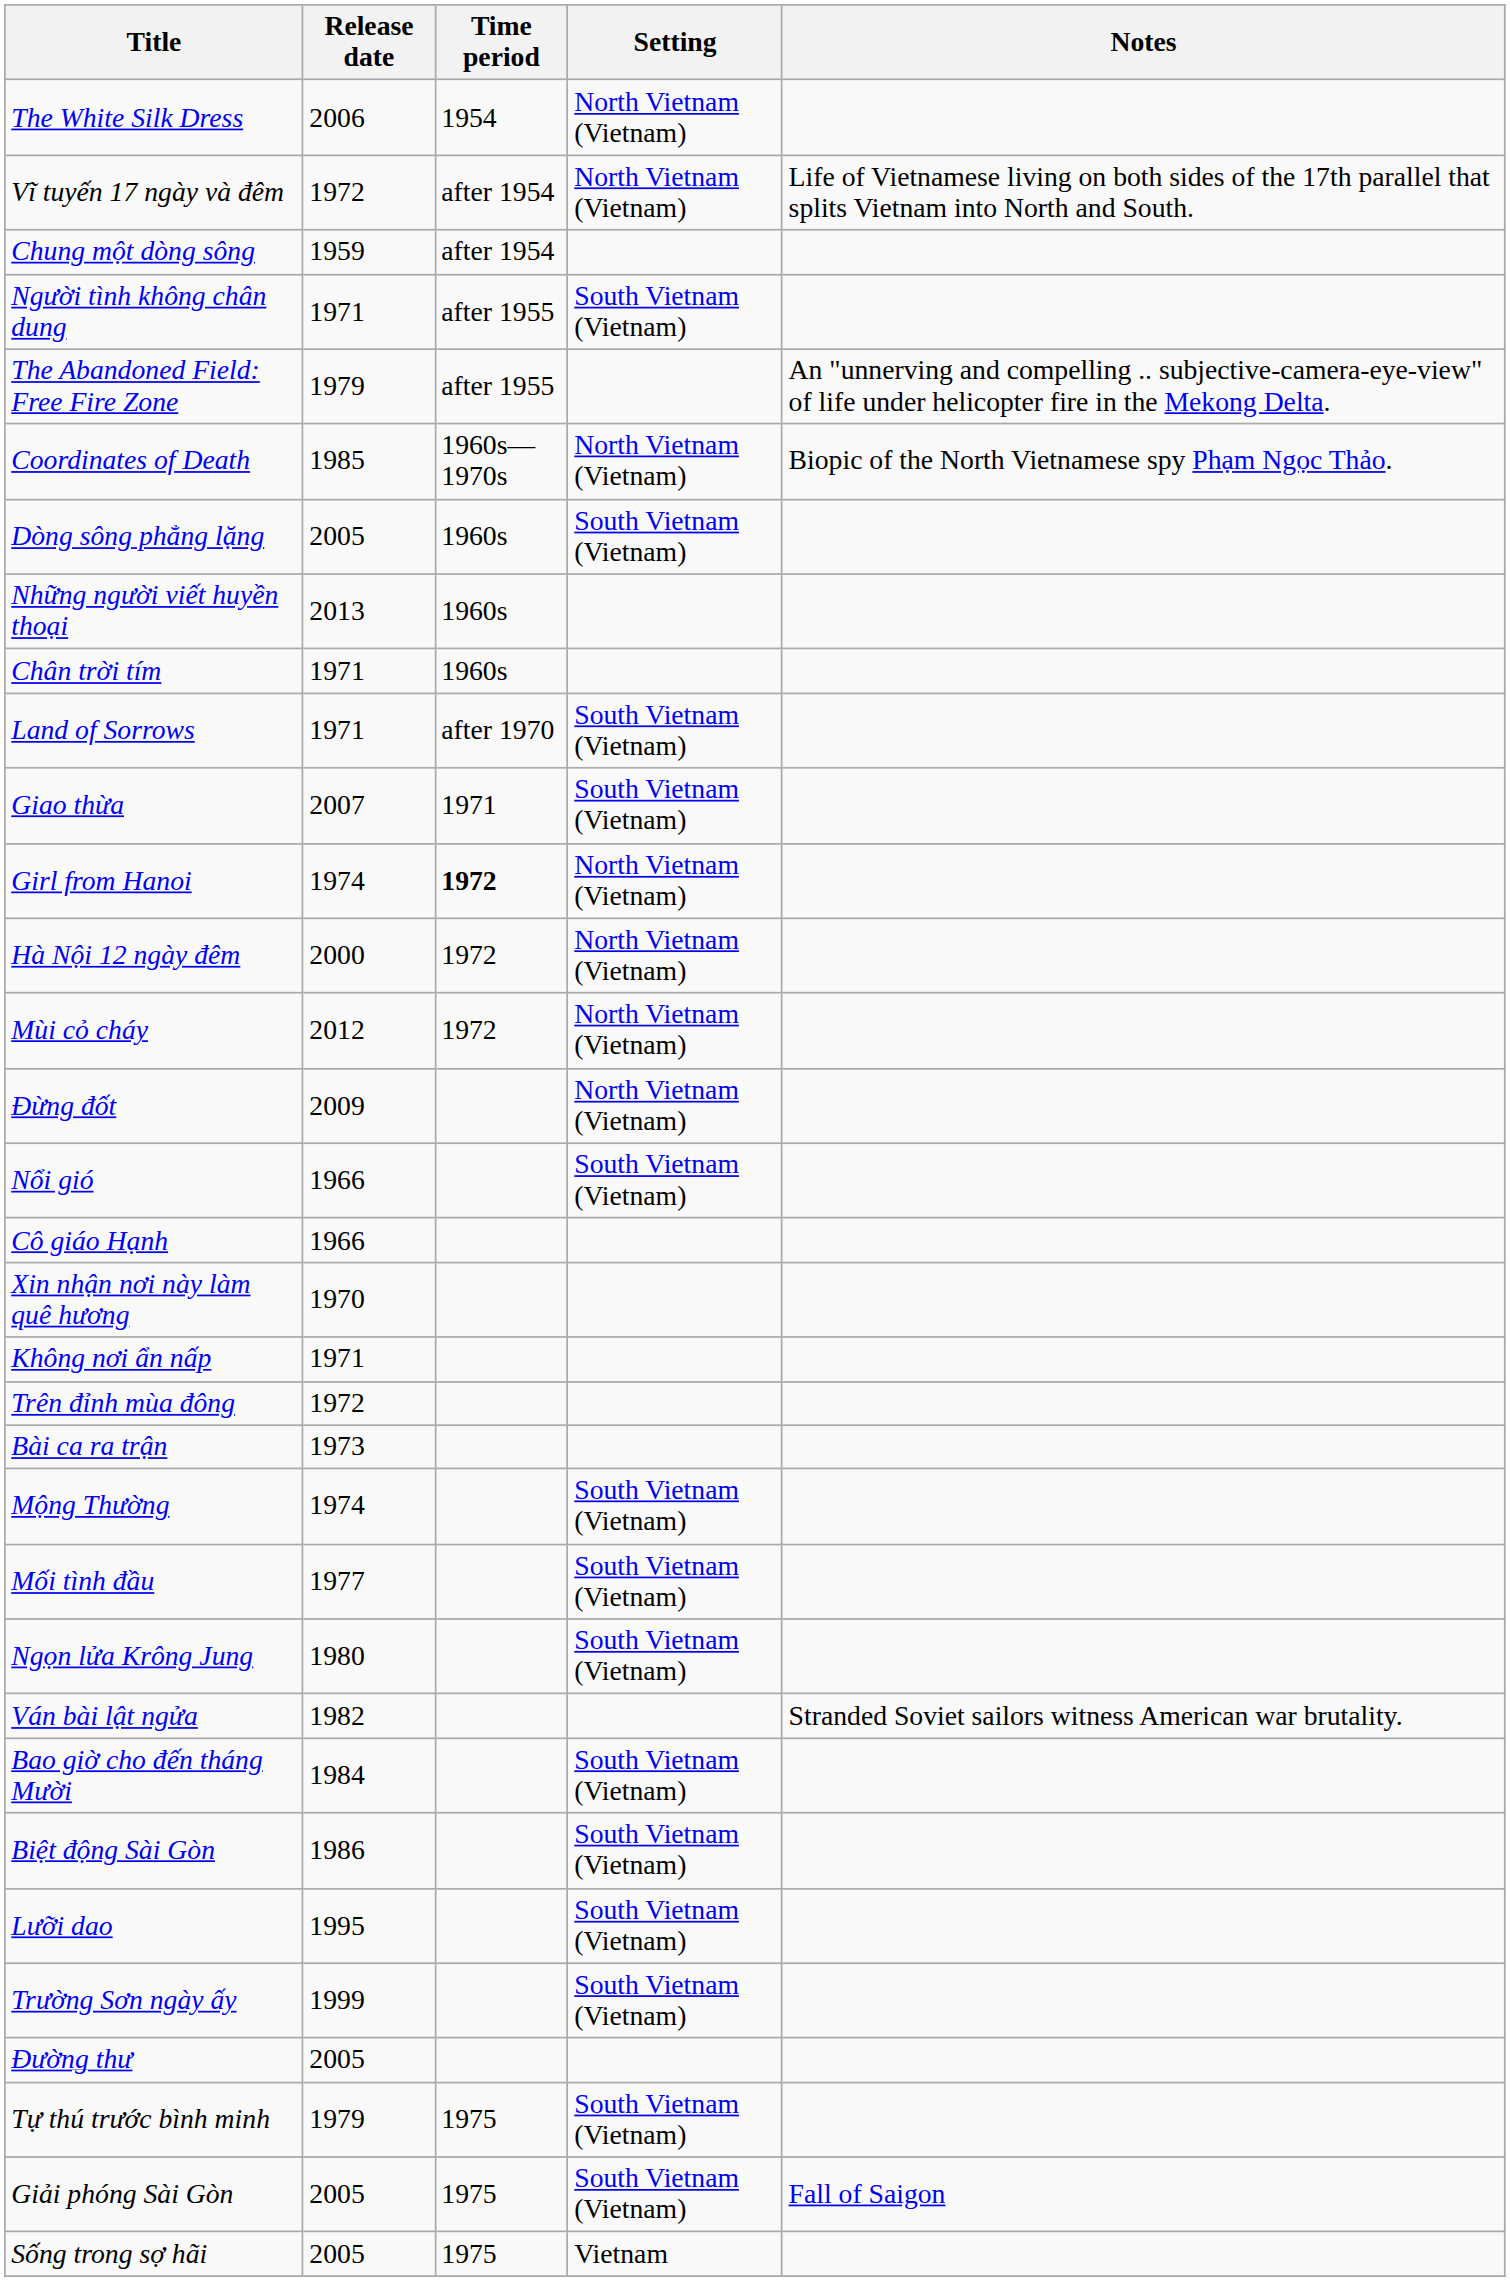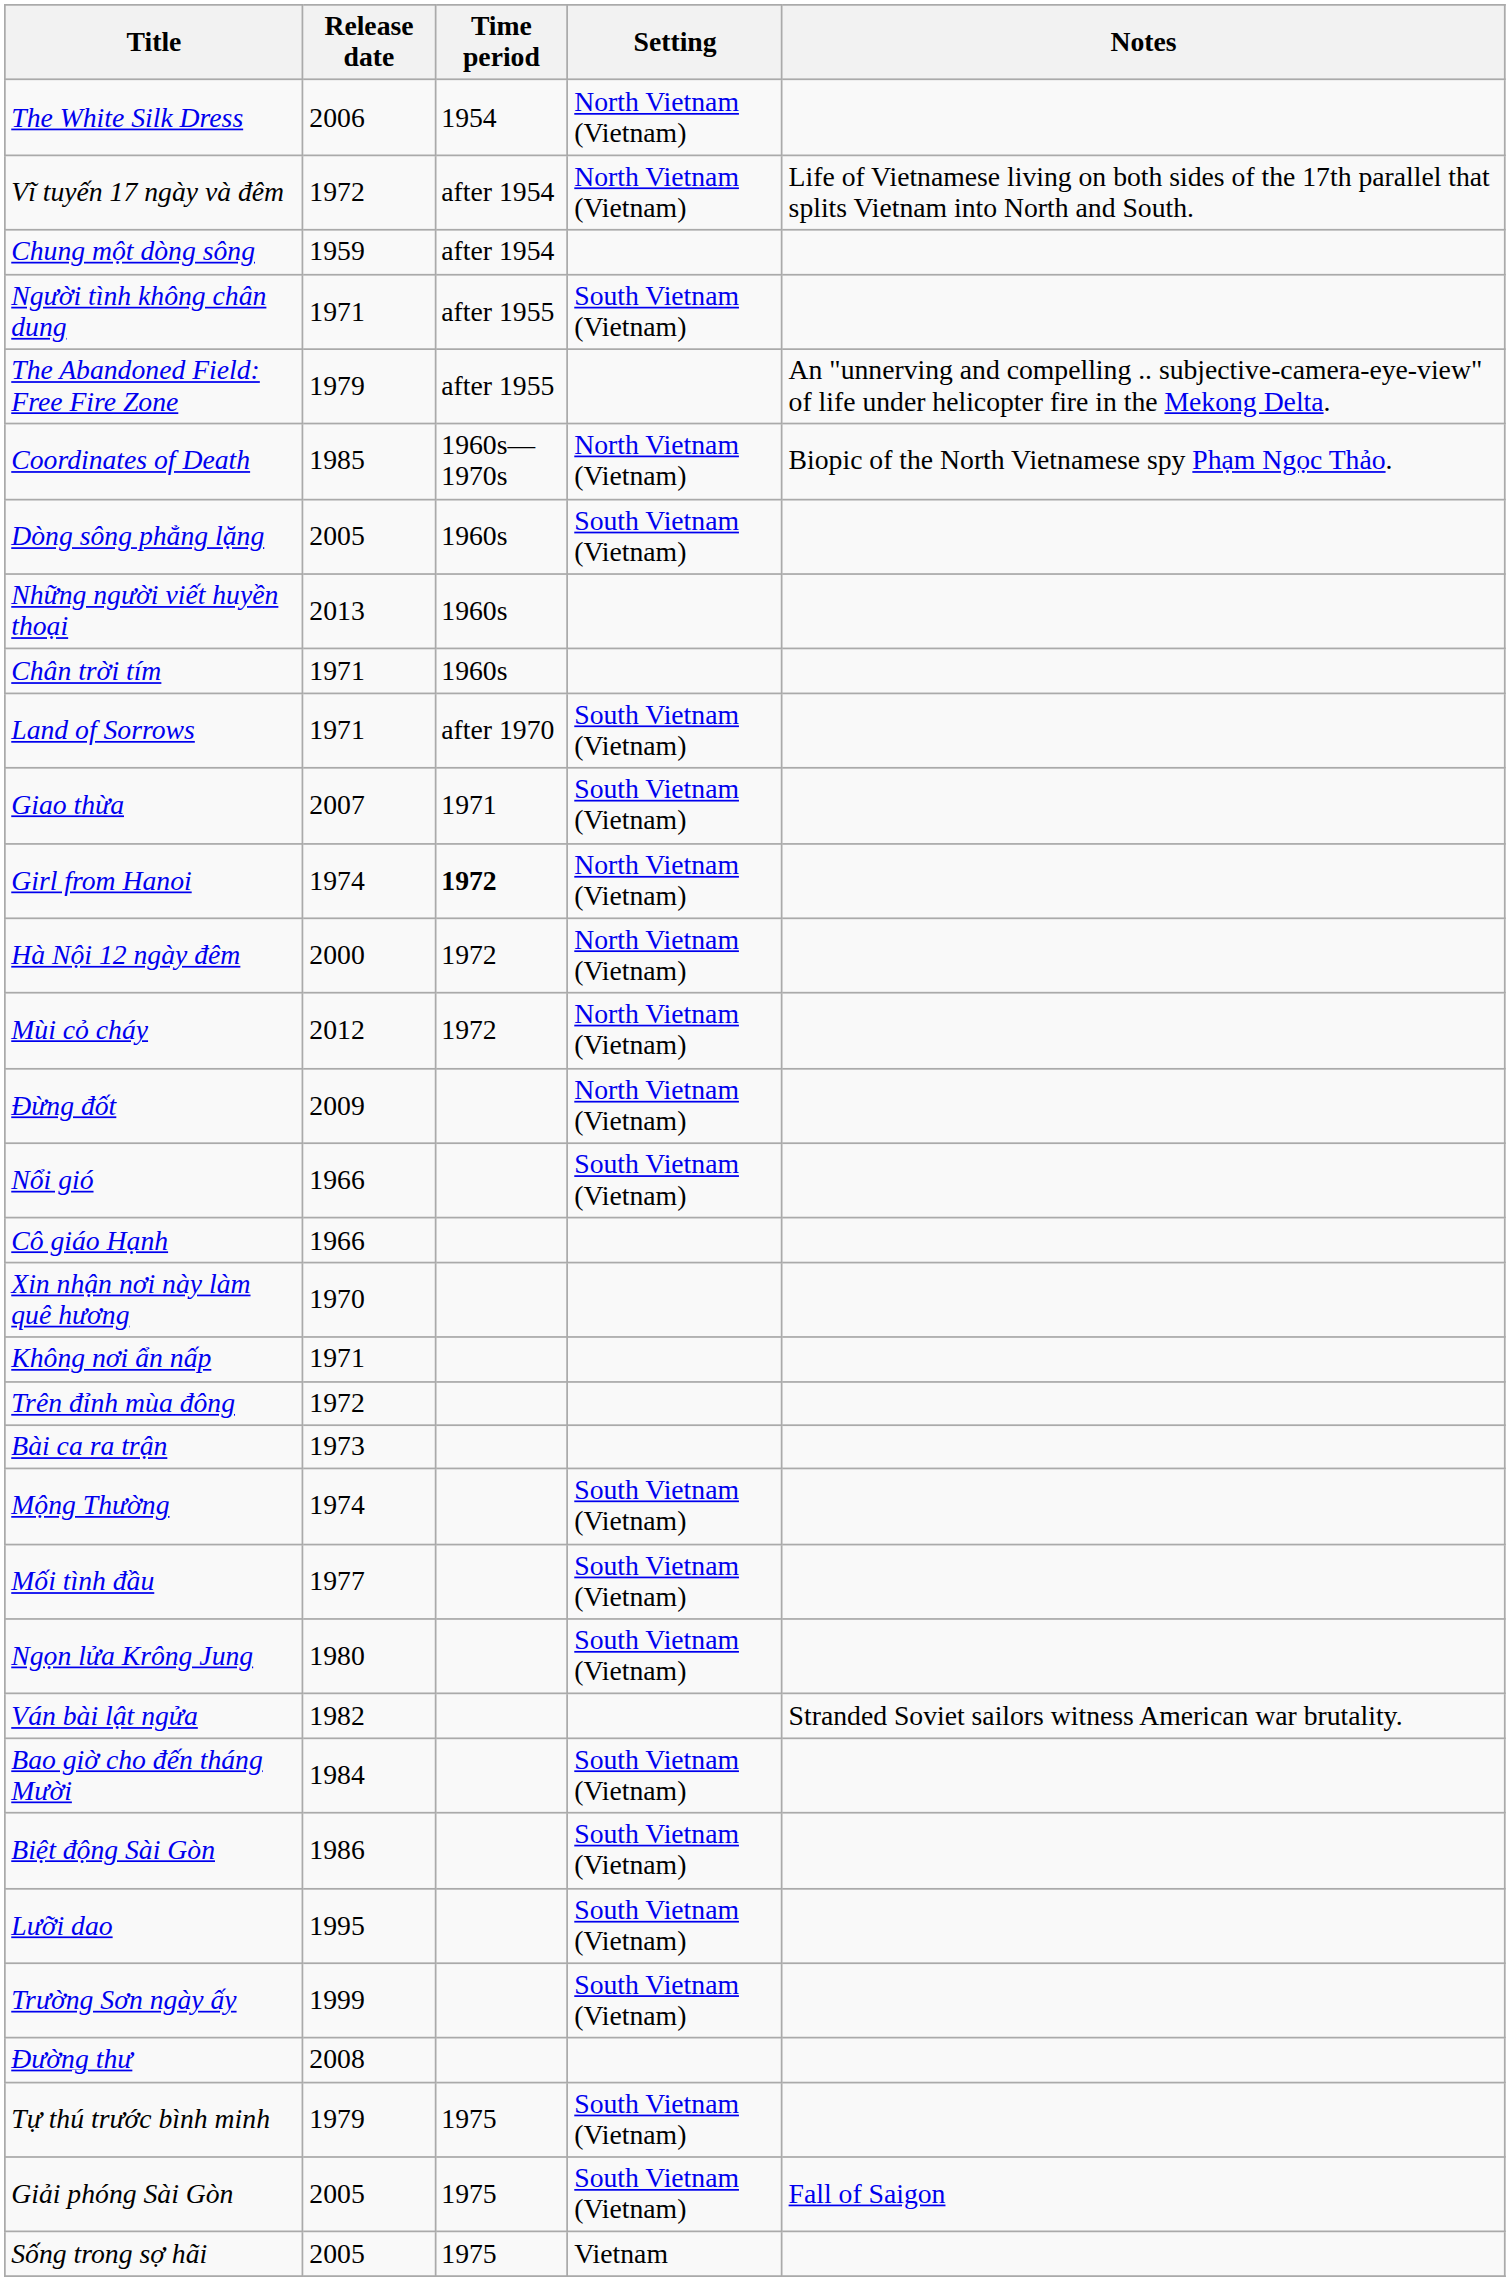(337, 2059) 2005 -> (337, 2059) 2008
